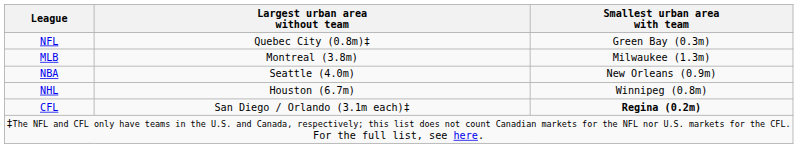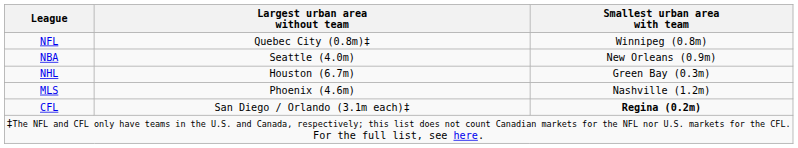(661, 41) Green Bay (0.3m) -> (661, 41) Winnipeg (0.8m)
- row: (49, 58)
(661, 91) Winnipeg (0.8m) -> (661, 74) Green Bay (0.3m)
+ row: (49, 91)
